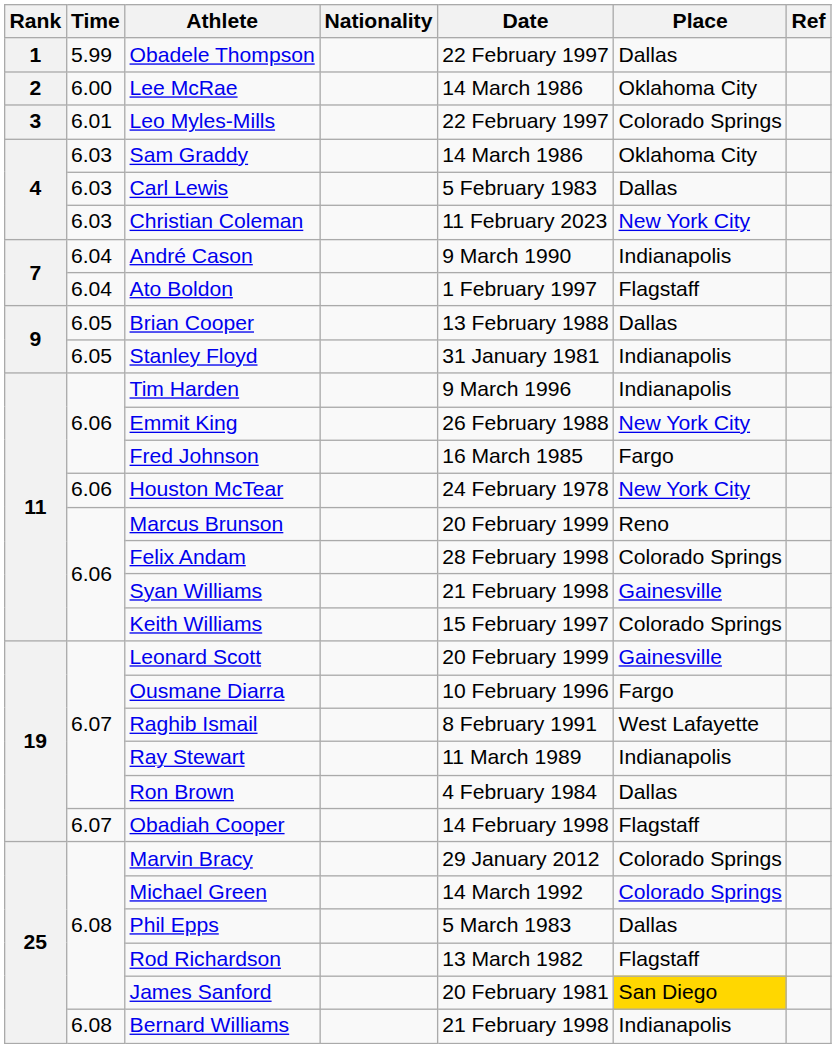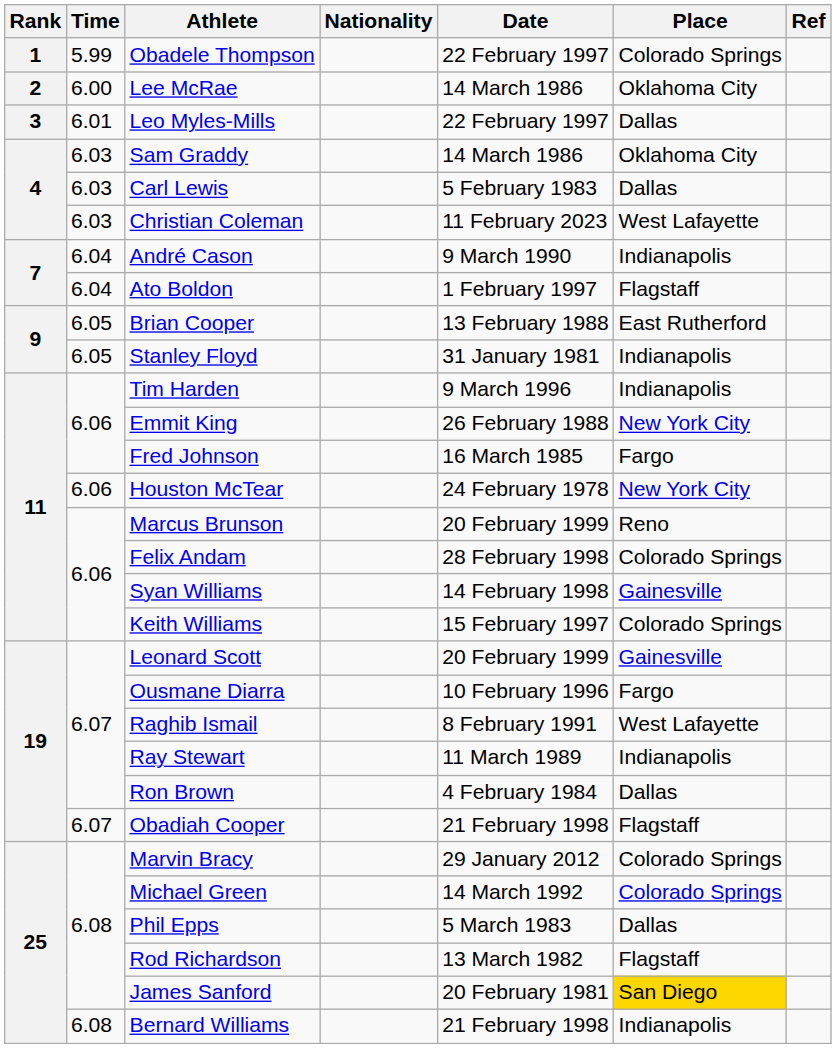(648, 54) Dallas -> (700, 54) Colorado Springs
(700, 121) Colorado Springs -> (648, 121) Dallas
(684, 222) New York City -> (689, 222) West Lafayette
(648, 322) Dallas -> (693, 322) East Rutherford
(526, 590) 21 February 1998 -> (526, 590) 14 February 1998
(526, 825) 14 February 1998 -> (526, 825) 21 February 1998
